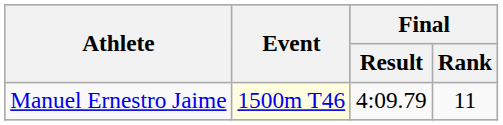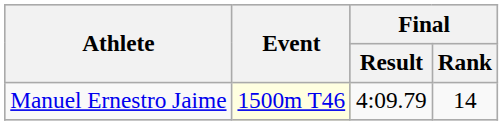(465, 101) 11 -> (465, 101) 14
